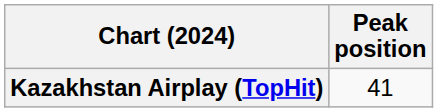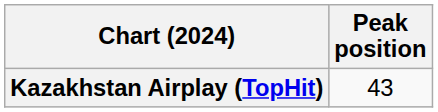(380, 87) 41 -> (380, 87) 43
